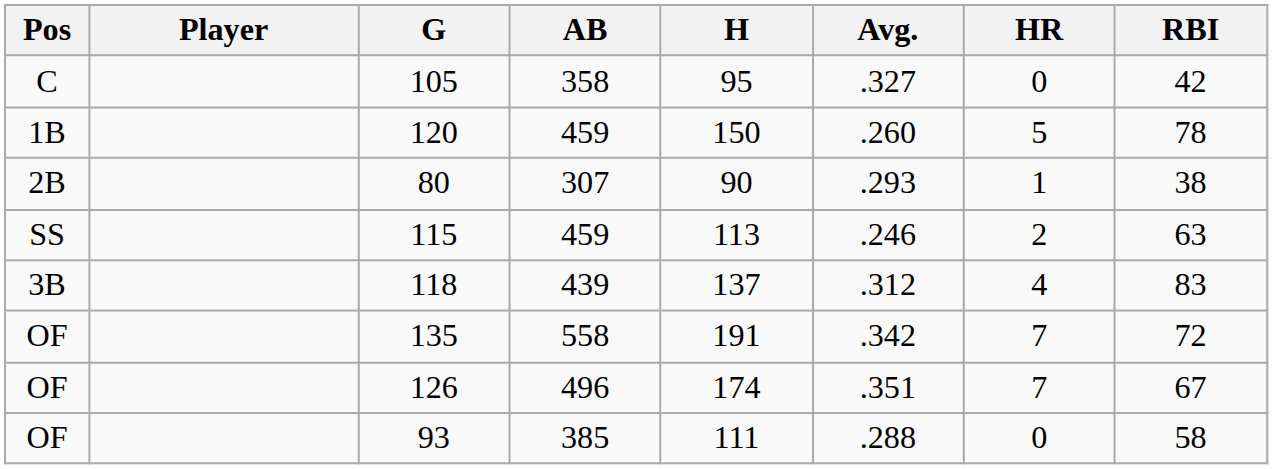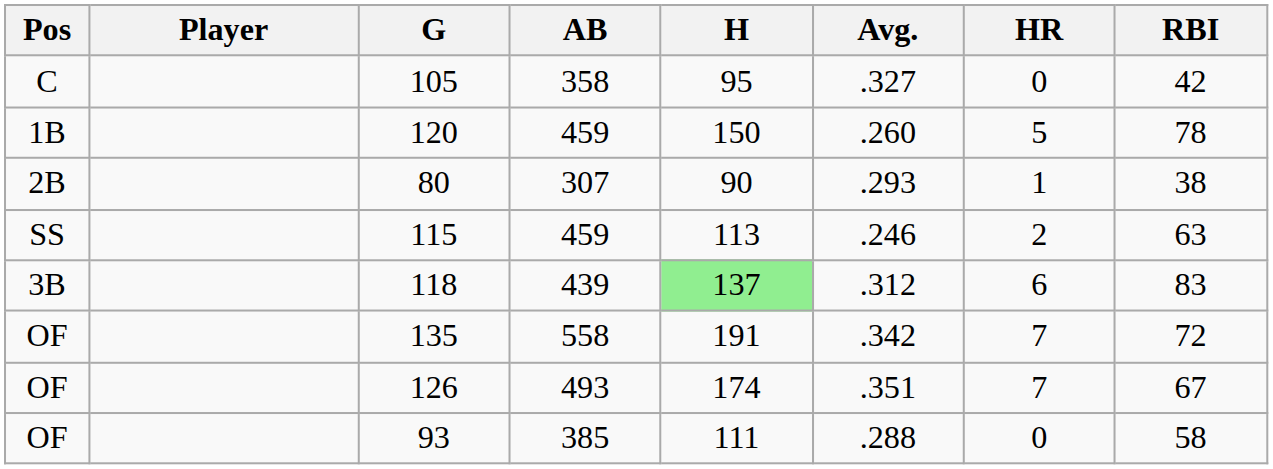(736, 285) no background -> (736, 285) lightgreen background
(1039, 285) 4 -> (1039, 285) 6
(585, 387) 496 -> (585, 387) 493
